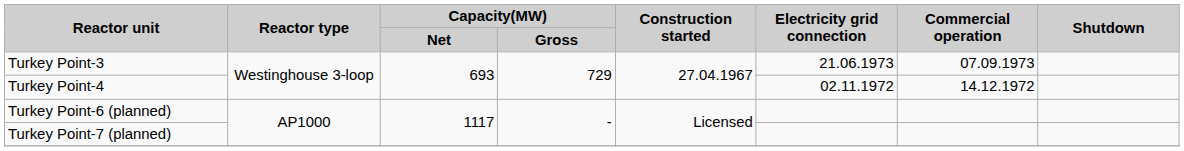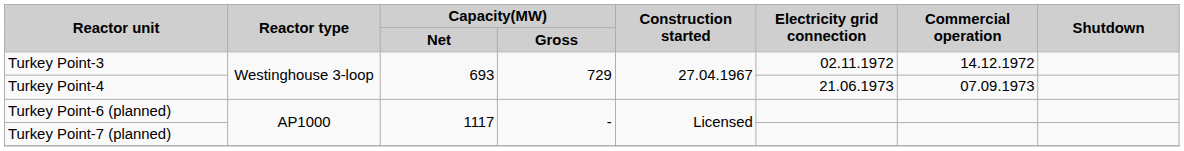(856, 63) 21.06.1973 -> (857, 63) 02.11.1972
(997, 63) 07.09.1973 -> (997, 63) 14.12.1972
(857, 87) 02.11.1972 -> (856, 87) 21.06.1973
(997, 87) 14.12.1972 -> (997, 87) 07.09.1973
